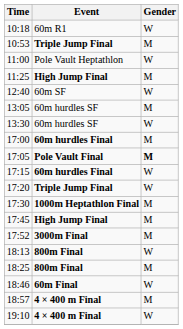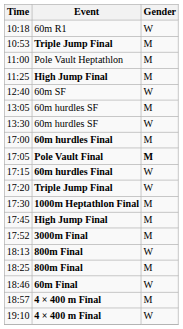(148, 60) W -> (148, 60) M
